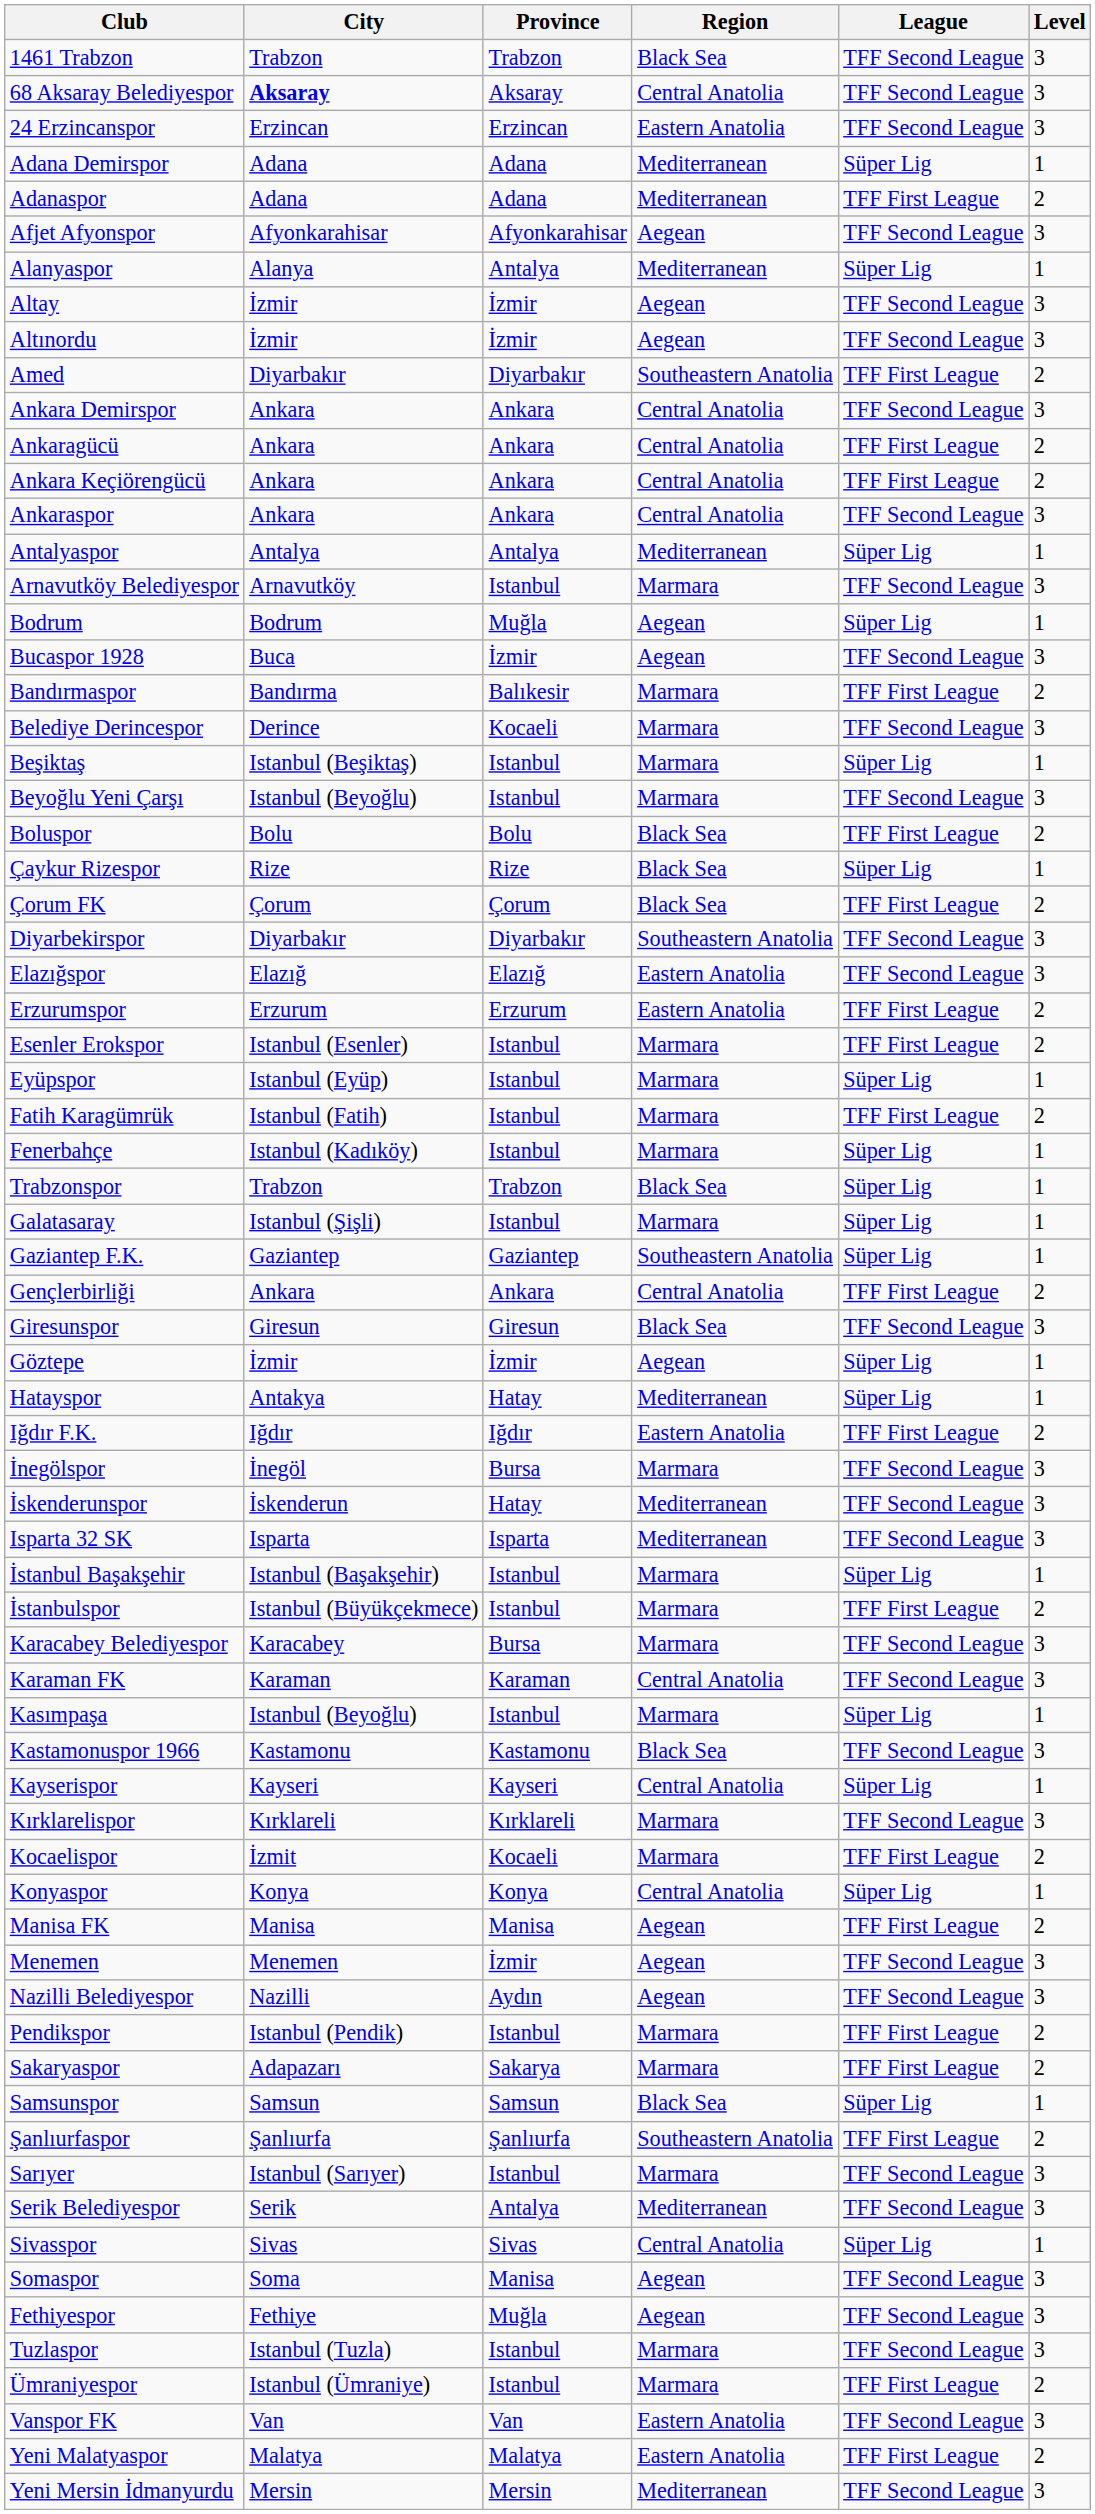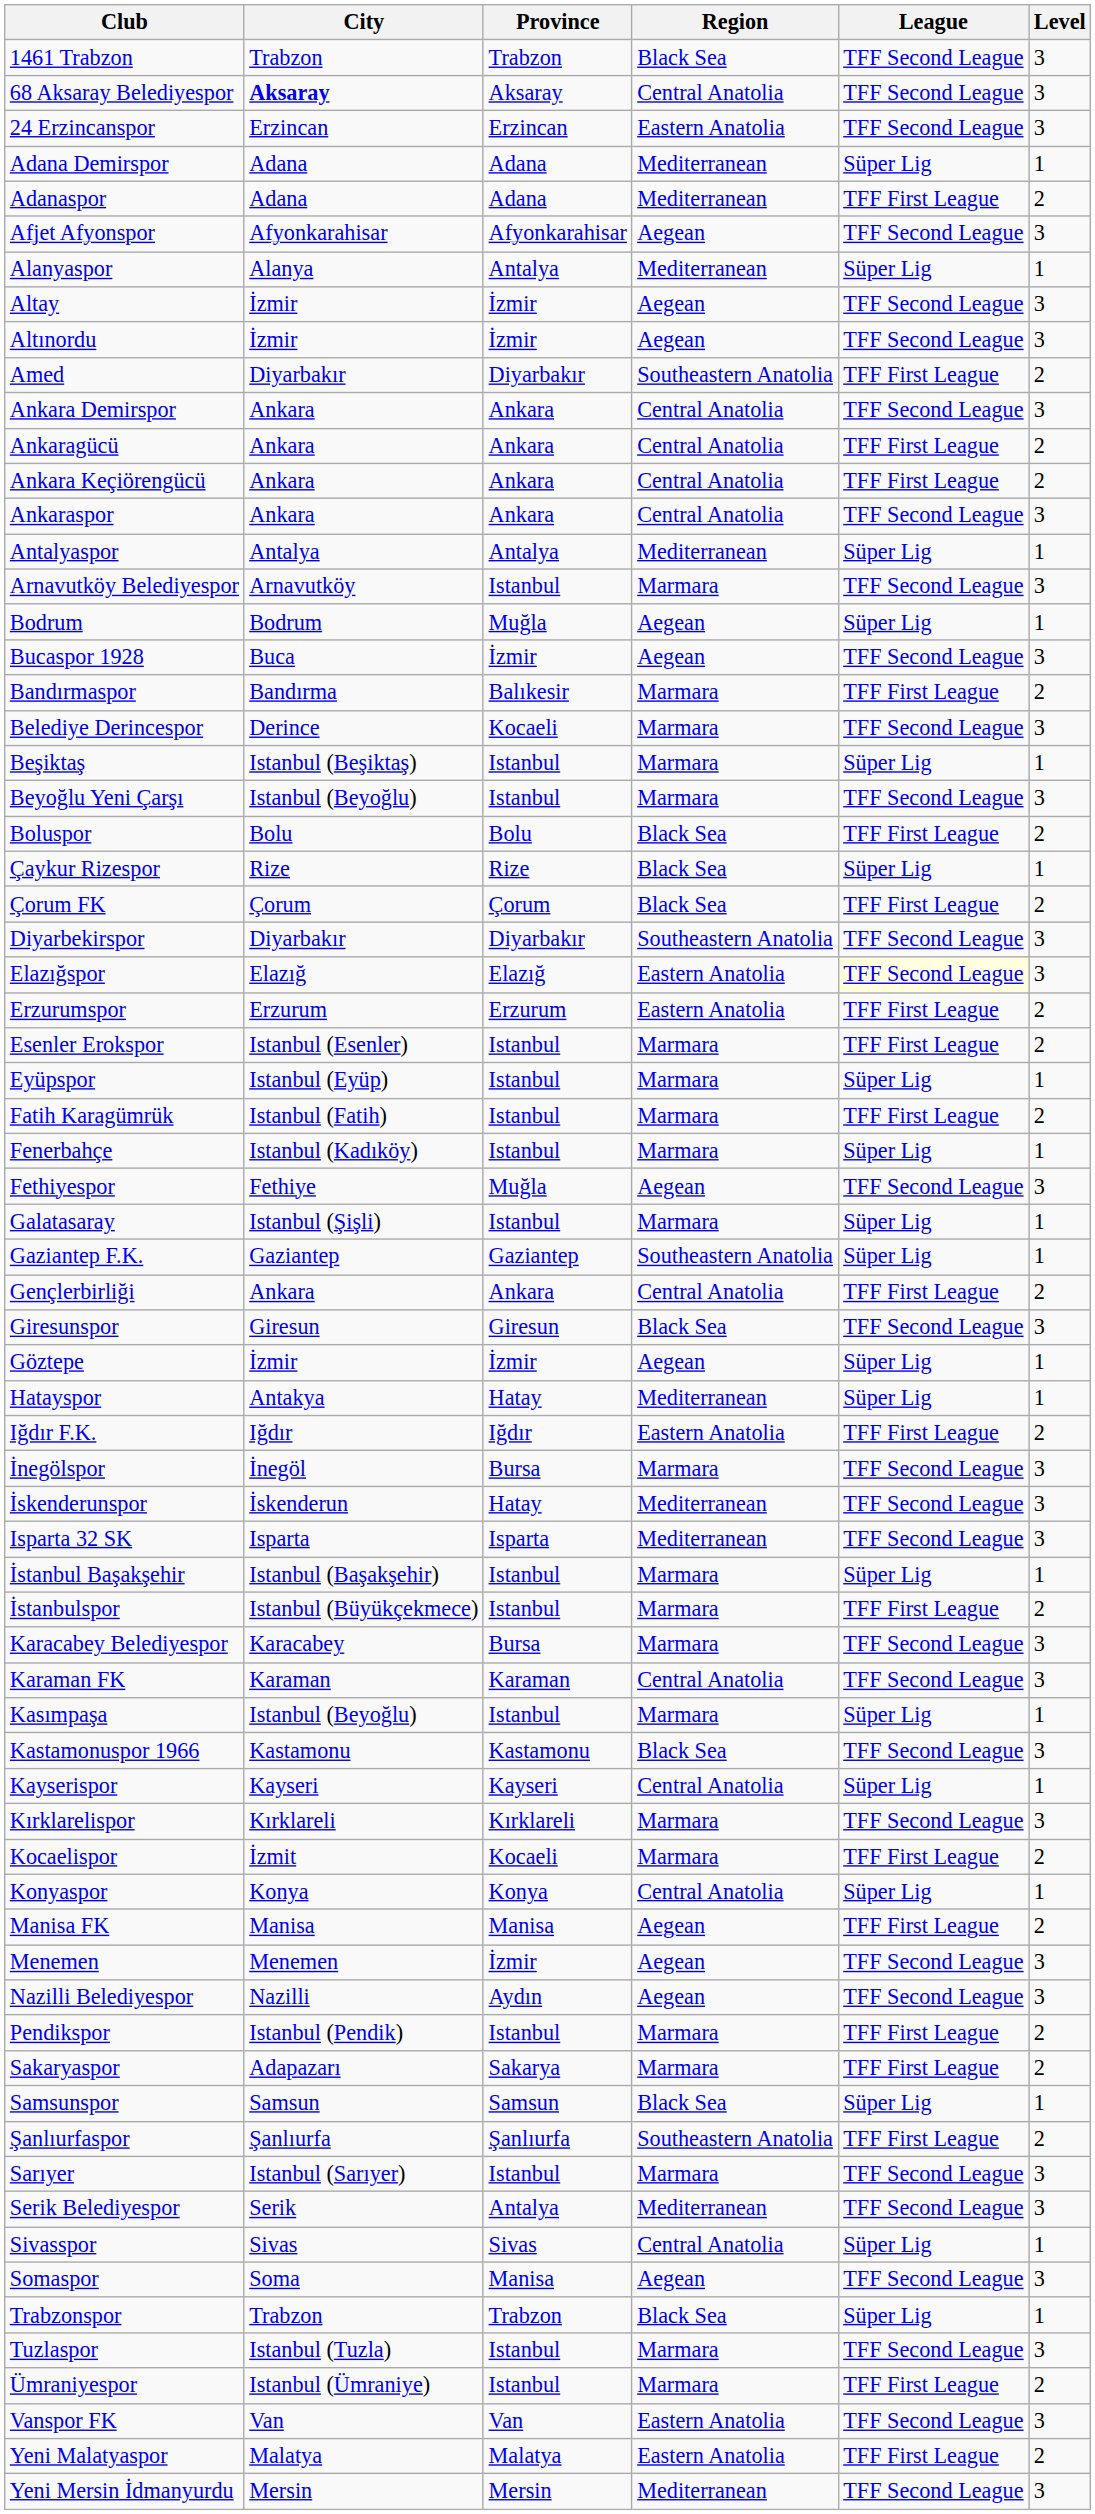(933, 974) no background -> (933, 974) lightyellow background
rows swapped: (62, 2314) <-> (66, 1186)
